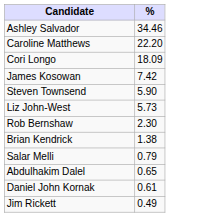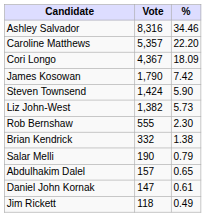+ column: (153, 12)
